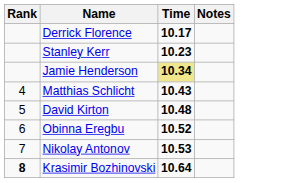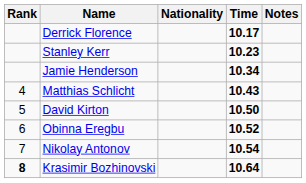+ column: (192, 14)
(176, 71) khaki background -> (244, 71) no background
(176, 110) 10.48 -> (244, 110) 10.50
(176, 149) 10.53 -> (244, 149) 10.54
